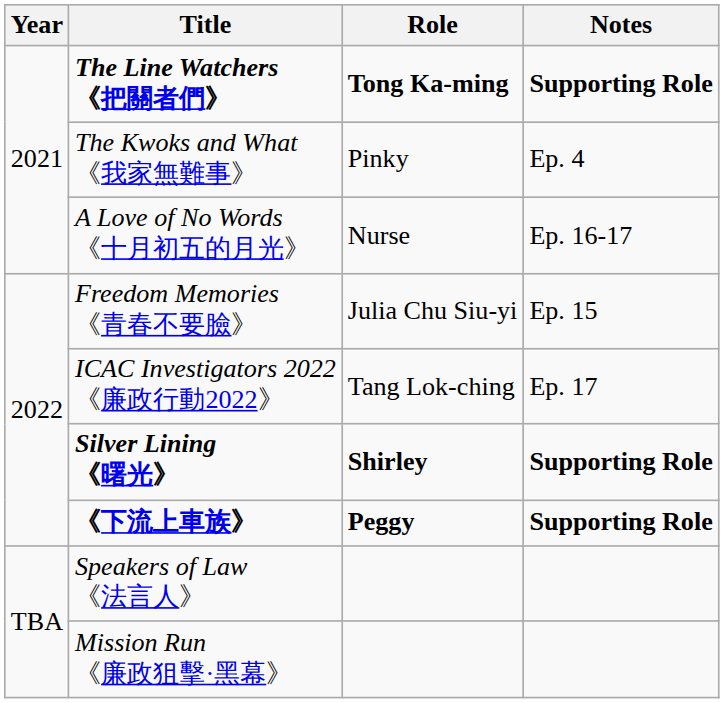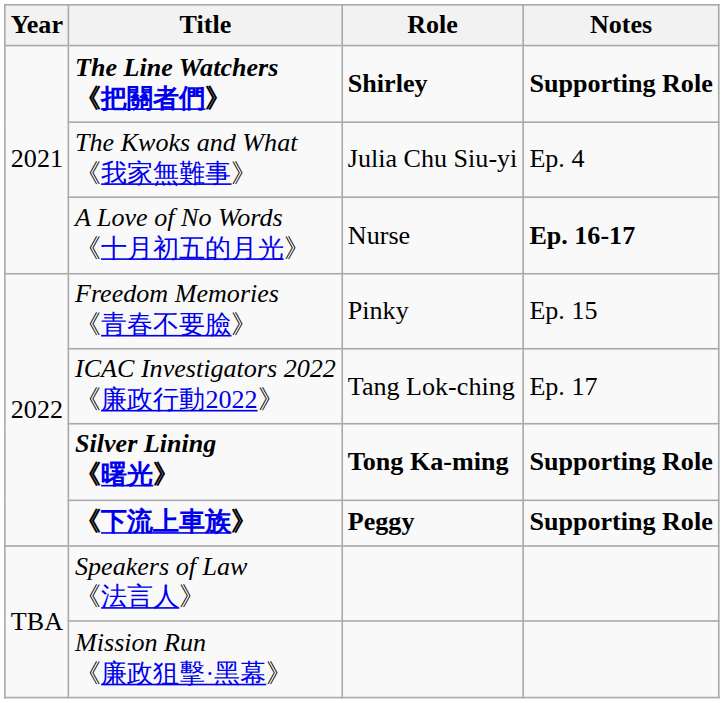(428, 83) Tong Ka-ming -> (388, 83) Shirley
(378, 159) Pinky -> (433, 159) Julia Chu Siu-yi
(581, 234) normal -> (582, 234) bold
(433, 310) Julia Chu Siu-yi -> (378, 310) Pinky
(388, 461) Shirley -> (428, 461) Tong Ka-ming
